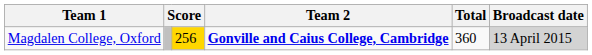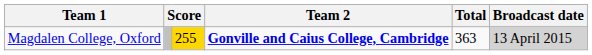(186, 38) 256 -> (186, 38) 255
(466, 38) 360 -> (466, 38) 363
